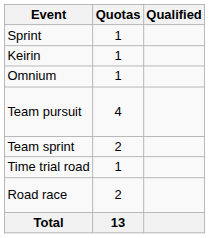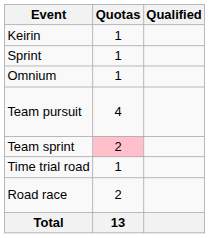rows swapped: (24, 35) <-> (24, 55)
(118, 146) no background -> (118, 146) pink background
